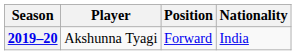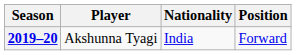columns swapped: (254, 15) <-> (188, 15)
